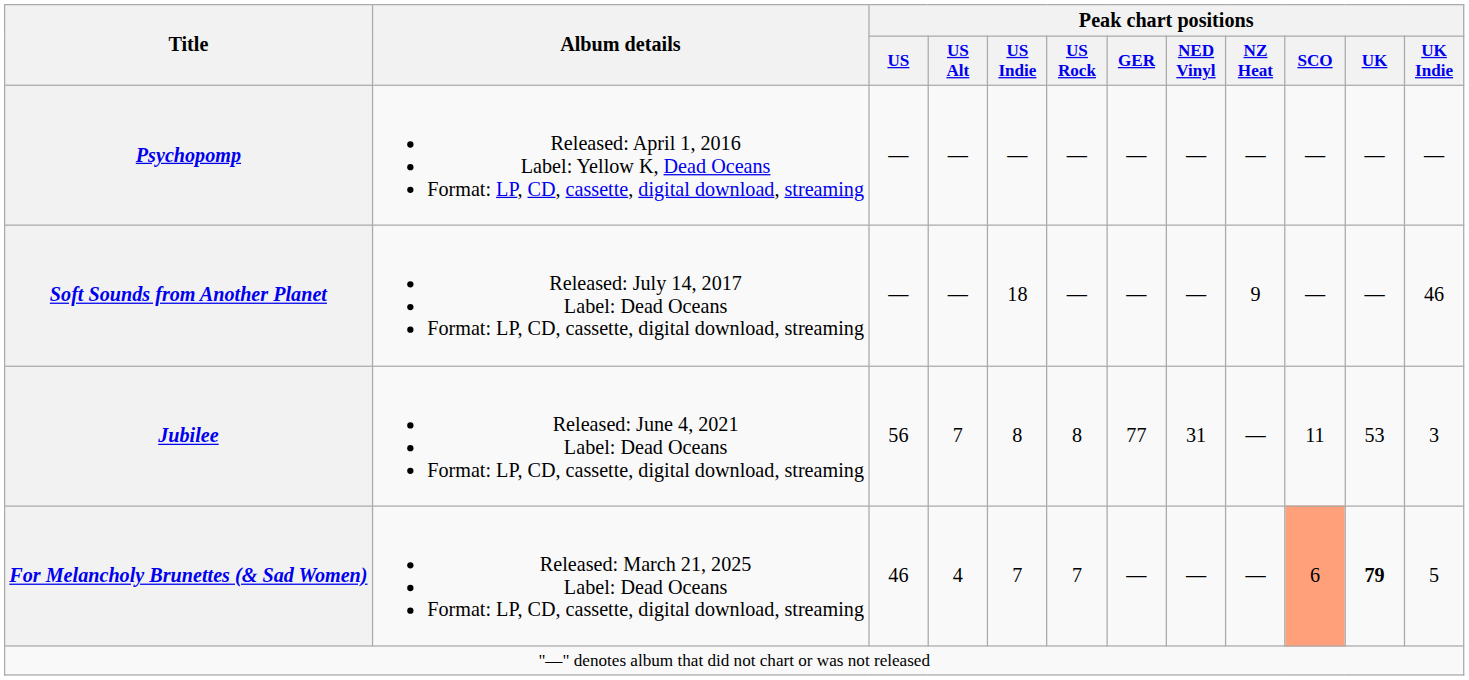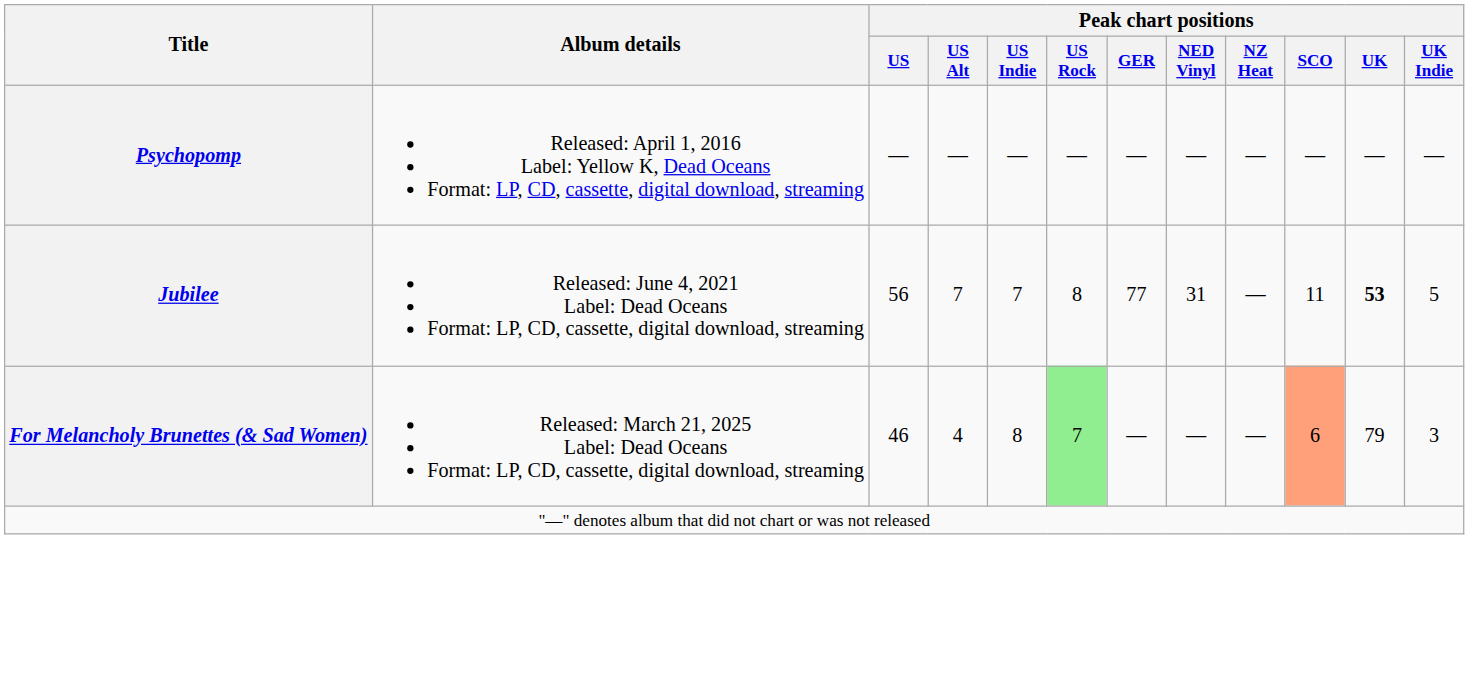- row: (188, 295)
(1017, 435) 8 -> (1017, 295) 7
(1375, 435) normal -> (1375, 295) bold
(1434, 435) 3 -> (1434, 295) 5
(1017, 576) 7 -> (1017, 435) 8
(1077, 576) no background -> (1077, 435) lightgreen background
(1375, 576) bold -> (1375, 435) normal
(1434, 576) 5 -> (1434, 435) 3
